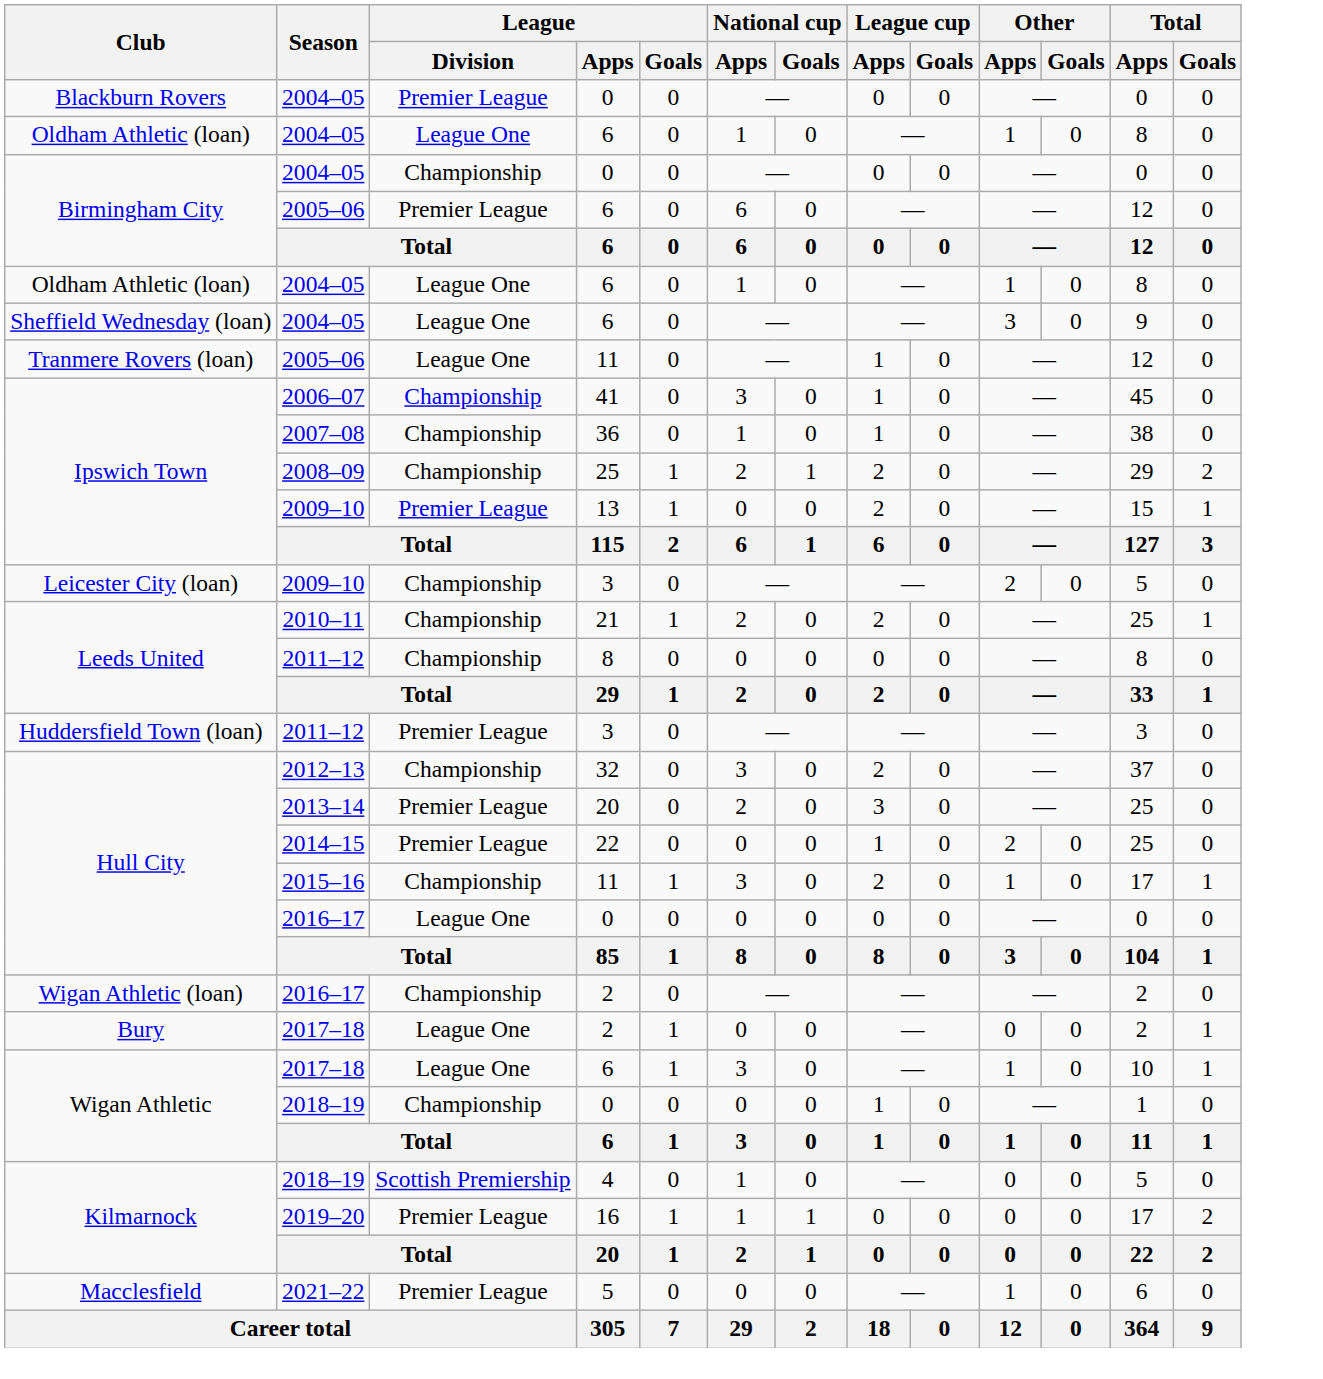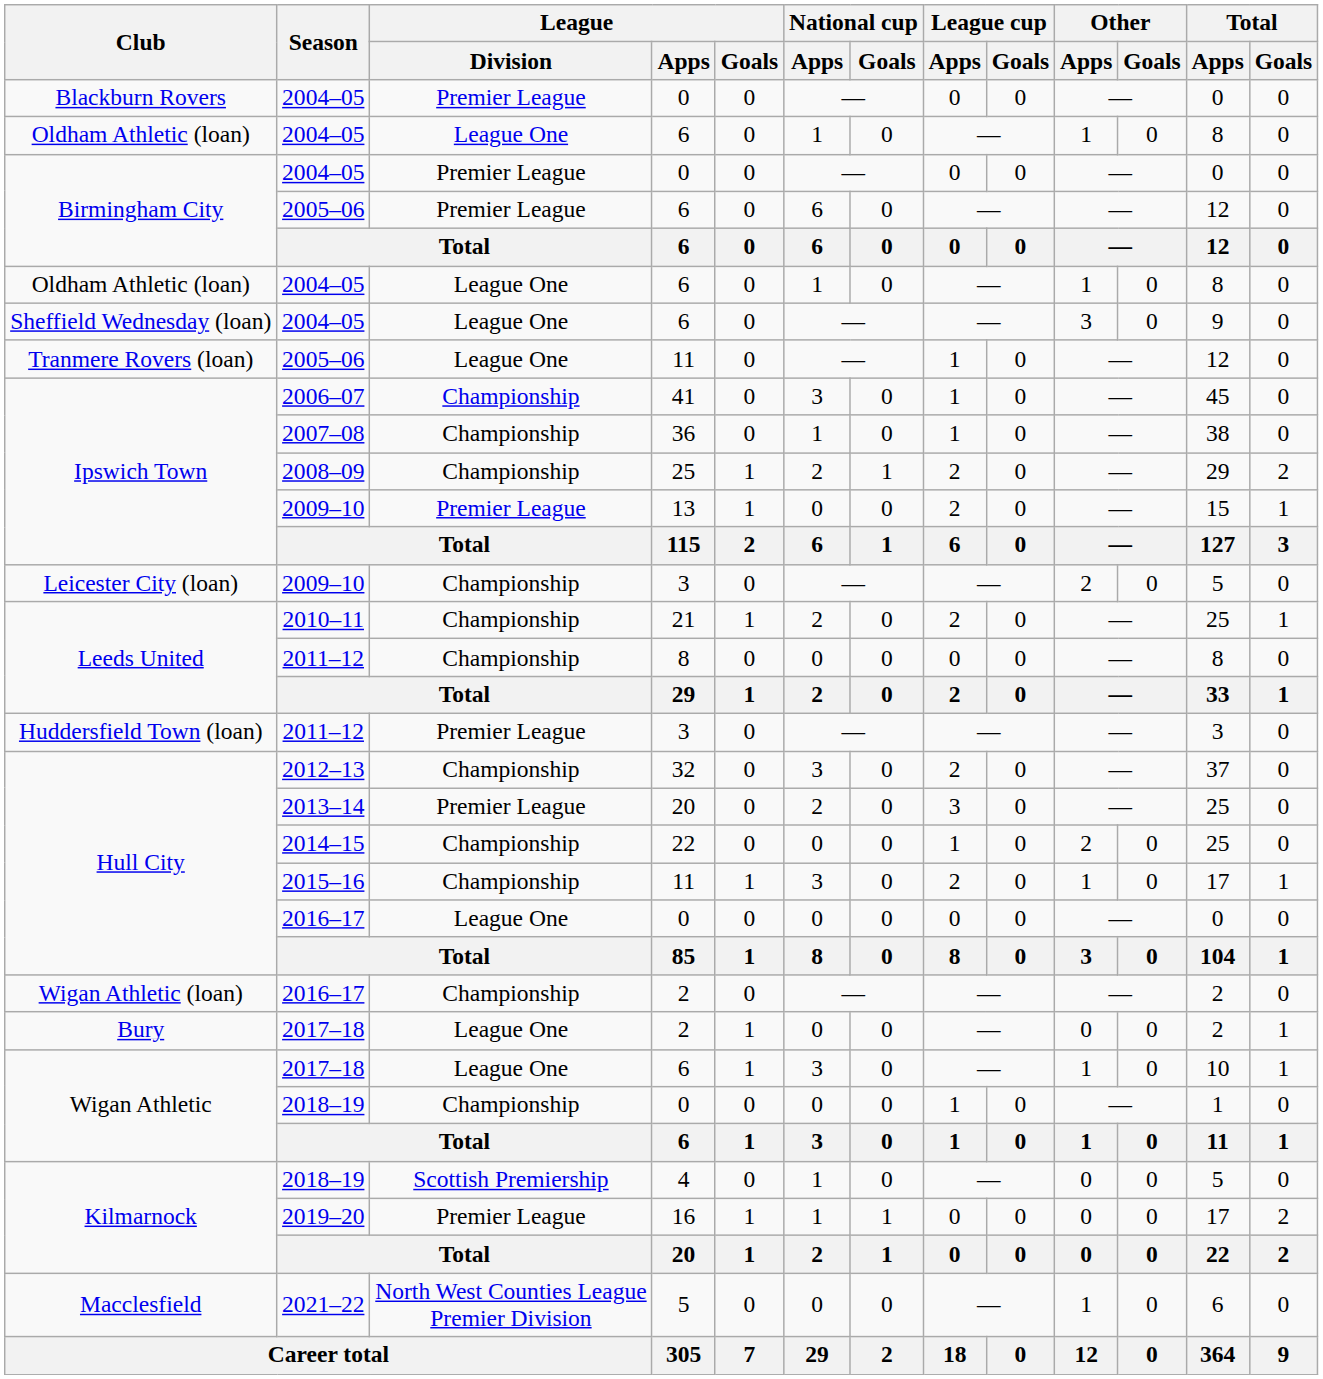(473, 172) Championship -> (511, 172) Premier League
(473, 843) Premier League -> (511, 843) Championship
(473, 1291) Premier League -> (511, 1304) North West Counties League Premier Division
